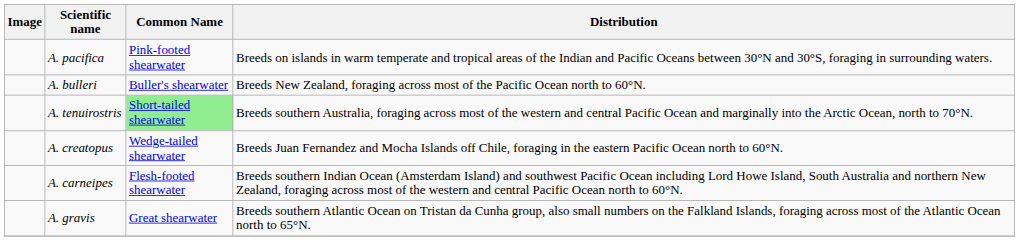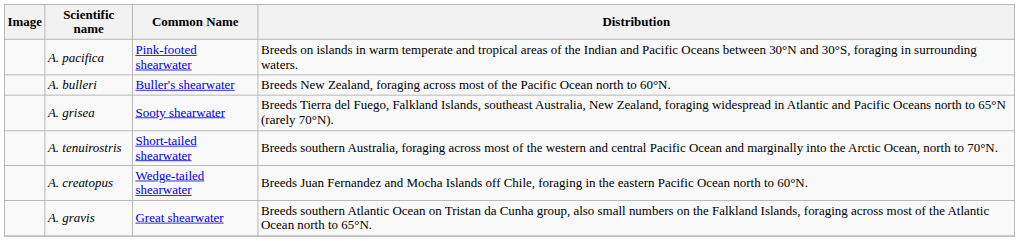+ row: (71, 112)
(160, 112) lightgreen background -> (166, 148) no background
- row: (80, 183)
